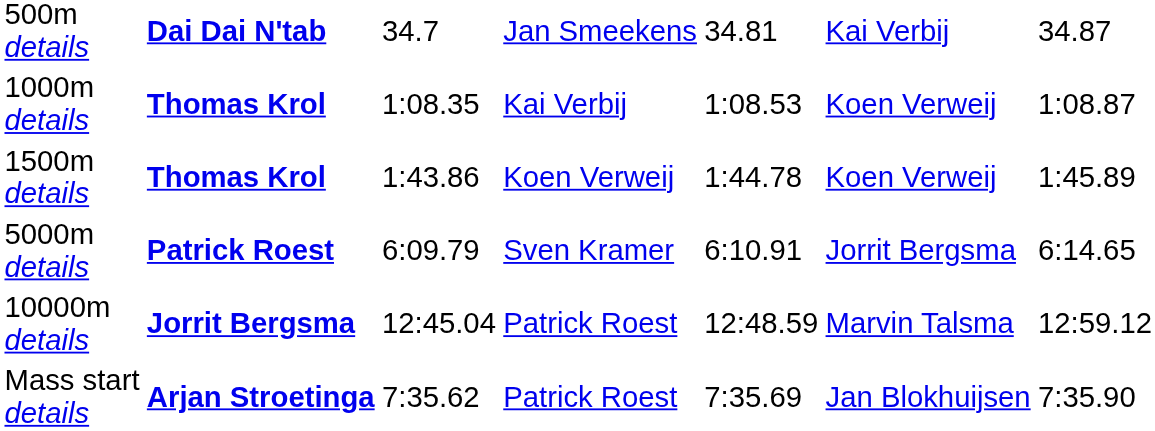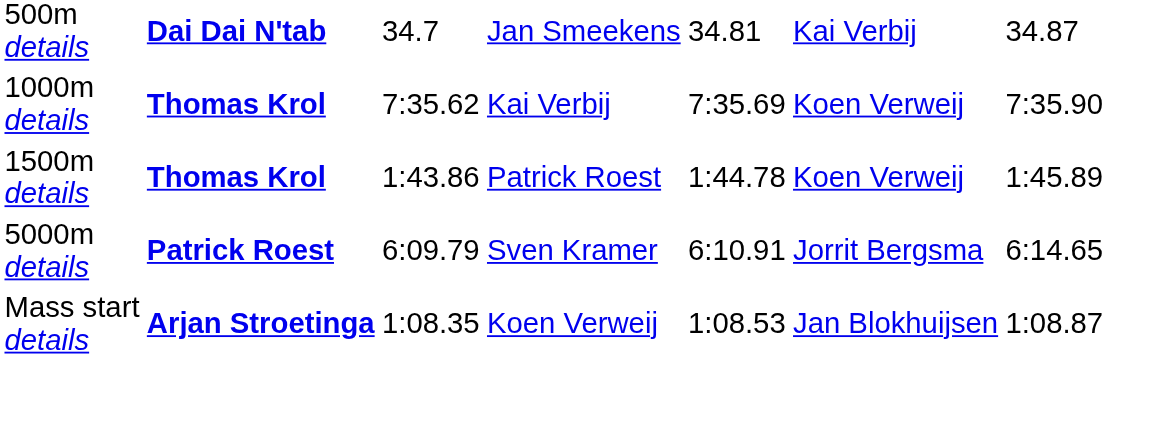(431, 104) 1:08.35 -> (431, 104) 7:35.62
(753, 104) 1:08.53 -> (737, 104) 7:35.69
(1087, 104) 1:08.87 -> (1054, 104) 7:35.90
(589, 177) Koen Verweij -> (574, 177) Patrick Roest
- row: (57, 323)
(431, 397) 7:35.62 -> (431, 323) 1:08.35
(590, 397) Patrick Roest -> (572, 323) Koen Verweij
(753, 397) 7:35.69 -> (737, 323) 1:08.53
(1087, 397) 7:35.90 -> (1054, 323) 1:08.87
